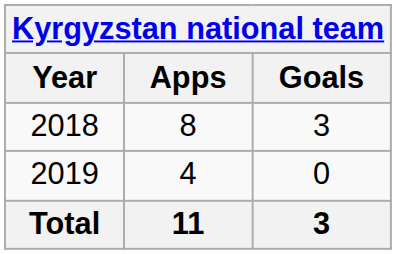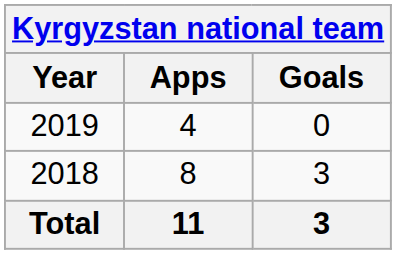rows swapped: (65, 126) <-> (65, 175)
